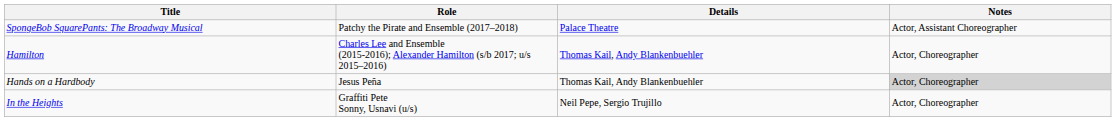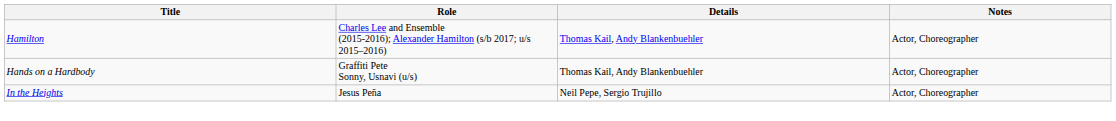- row: (105, 28)
(360, 81) Jesus Peña -> (378, 71) Graffiti Pete Sonny, Usnavi (u/s)
(935, 81) lightgrey background -> (935, 71) no background
(378, 103) Graffiti Pete Sonny, Usnavi (u/s) -> (360, 93) Jesus Peña
